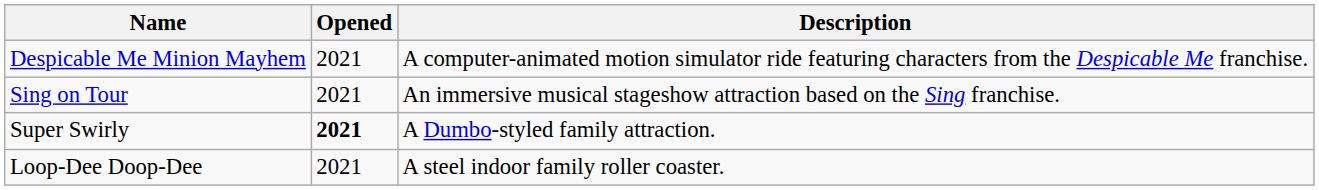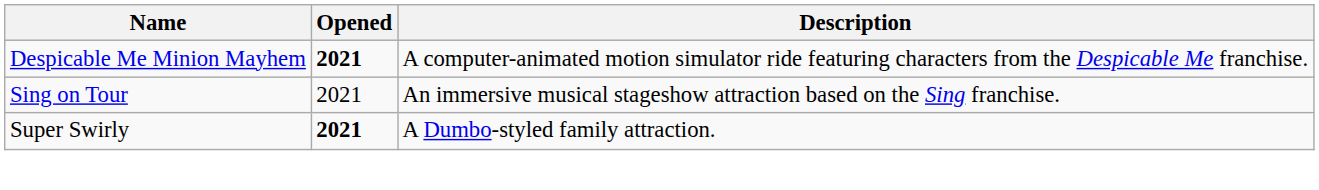(339, 58) normal -> (339, 58) bold
- row: (106, 166)
